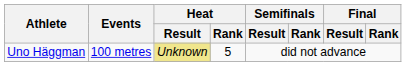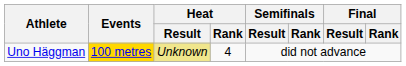(121, 53) no background -> (121, 53) gold background
(228, 53) 5 -> (228, 53) 4
